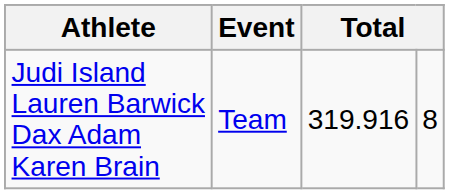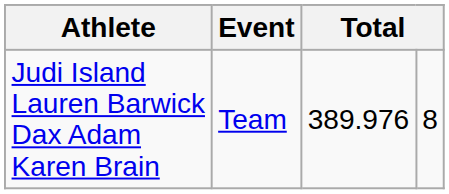(358, 119) 319.916 -> (358, 119) 389.976
